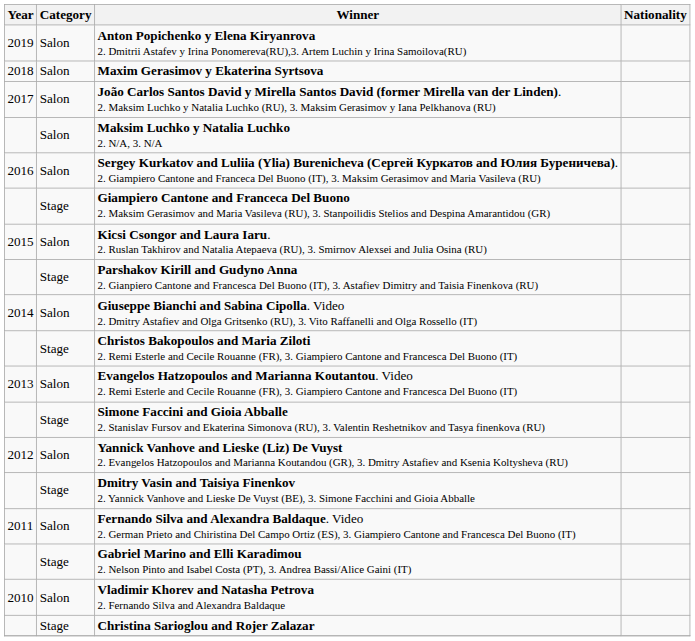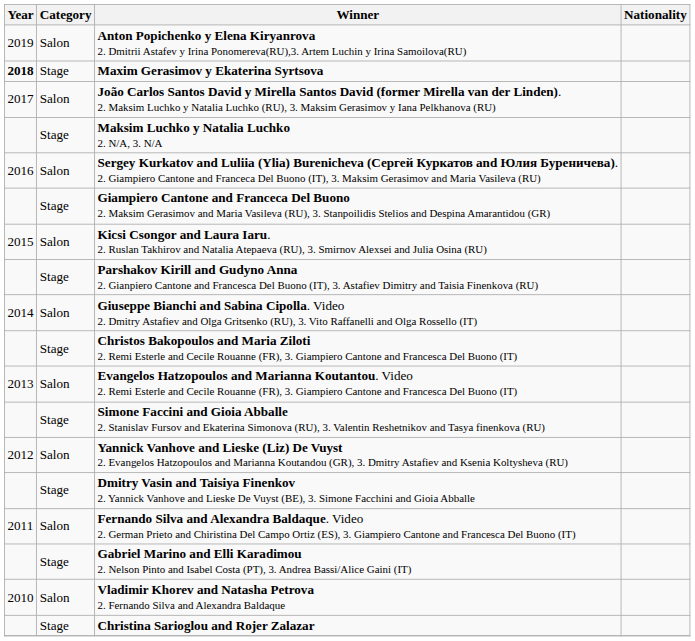(21, 71) normal -> (21, 71) bold
(55, 71) Salon -> (54, 71) Stage
(55, 135) Salon -> (54, 135) Stage
